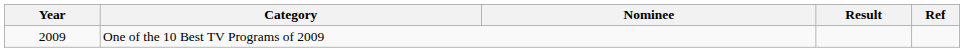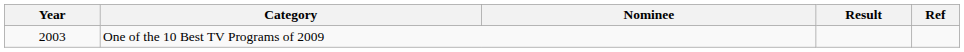(52, 36) 2009 -> (52, 36) 2003
